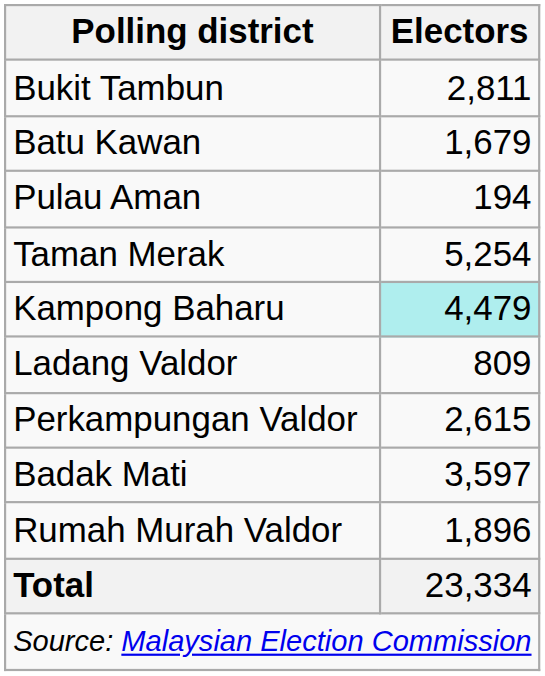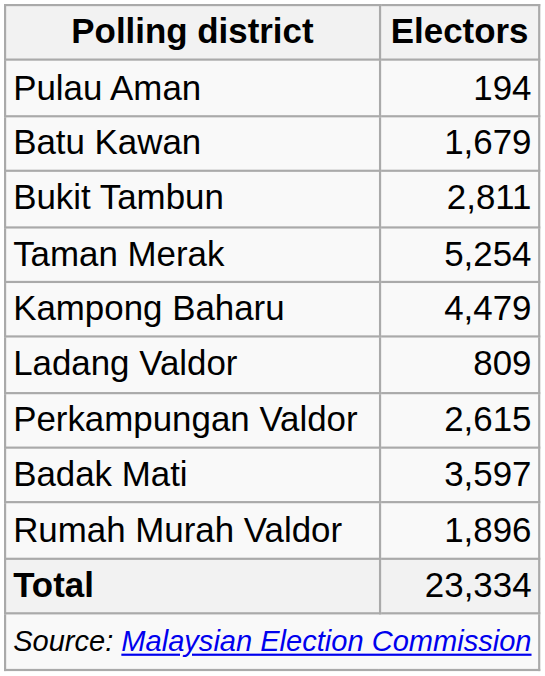rows swapped: (107, 198) <-> (118, 87)
(488, 308) paleturquoise background -> (488, 308) no background
